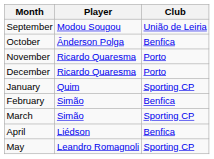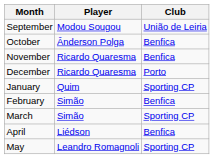(155, 57) Porto -> (159, 57) Benfica
